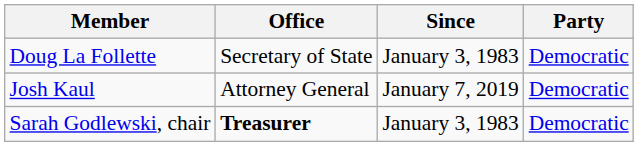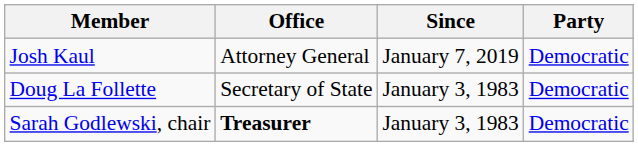rows swapped: (83, 55) <-> (52, 89)
